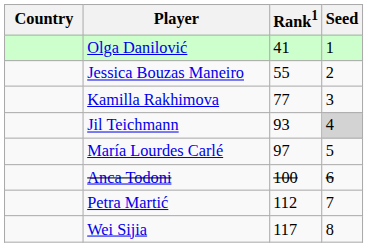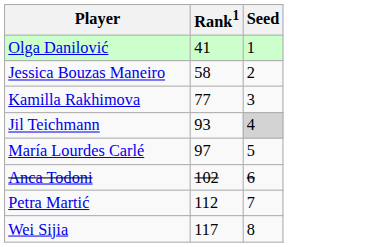- column: (44, 19)
(281, 73) 55 -> (202, 73) 58
(285, 177) 100 -> (207, 177) 102
